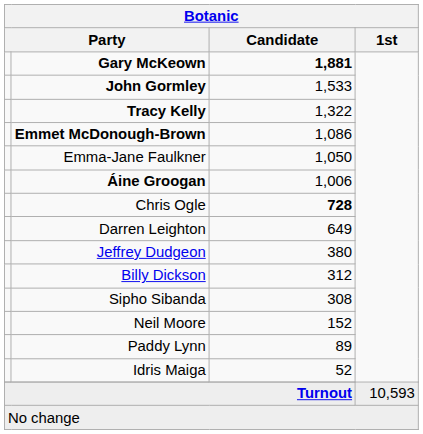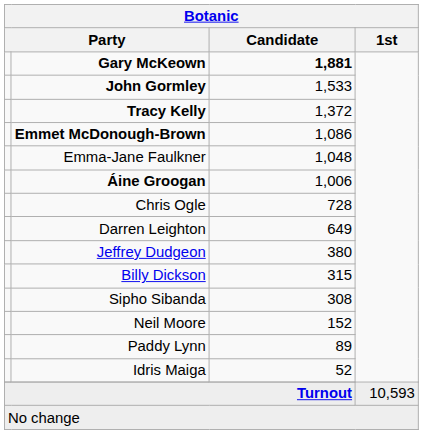(333, 110) 1,322 -> (333, 110) 1,372
(333, 157) 1,050 -> (333, 157) 1,048
(340, 205) bold -> (340, 205) normal
(340, 275) 312 -> (340, 275) 315
